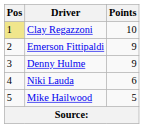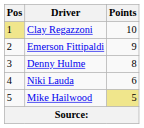(134, 64) 9 -> (134, 64) 8
(134, 98) no background -> (134, 98) khaki background
